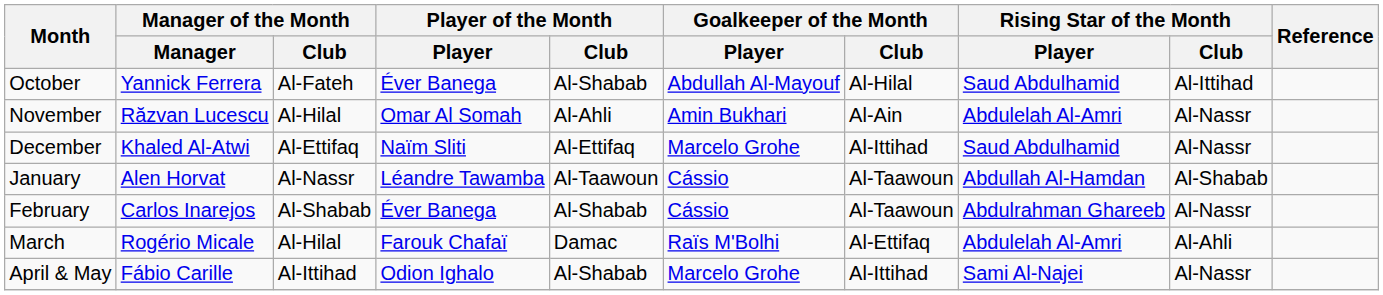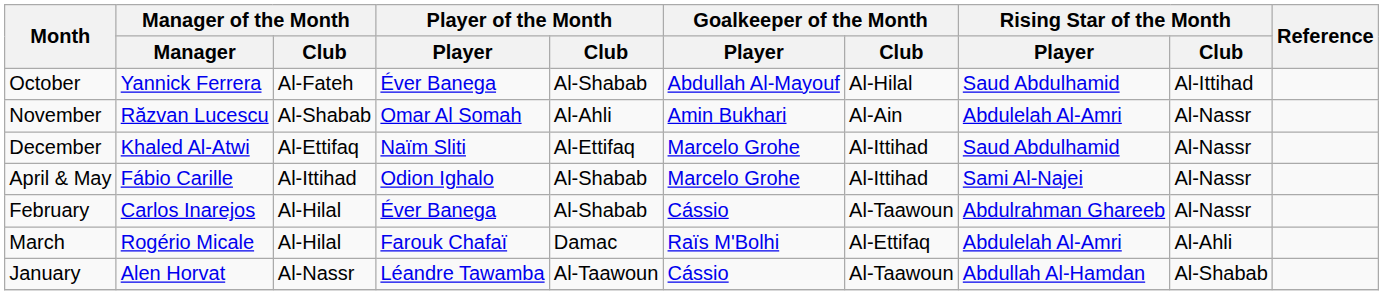(309, 115) Al-Hilal -> (324, 115) Al-Shabab
rows swapped: (45, 178) <-> (60, 274)
(324, 210) Al-Shabab -> (309, 210) Al-Hilal
